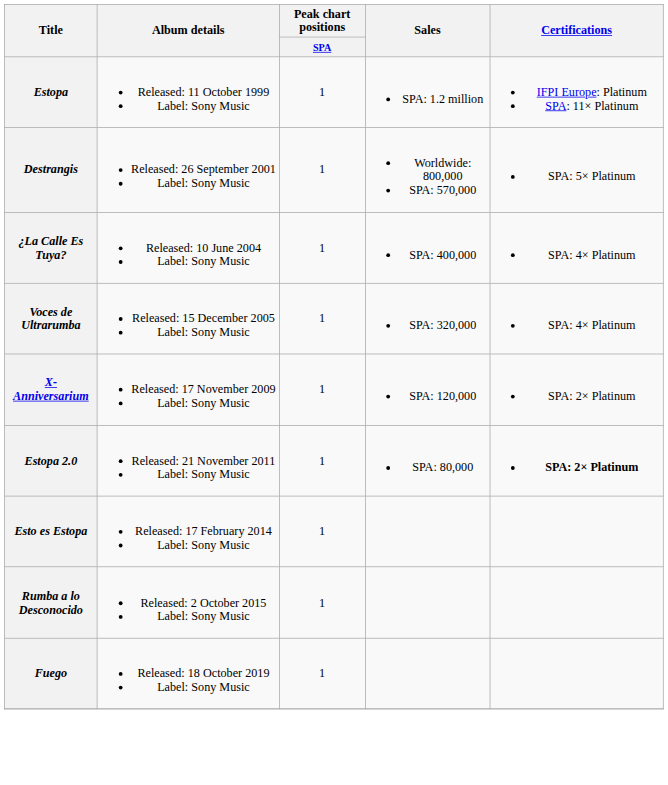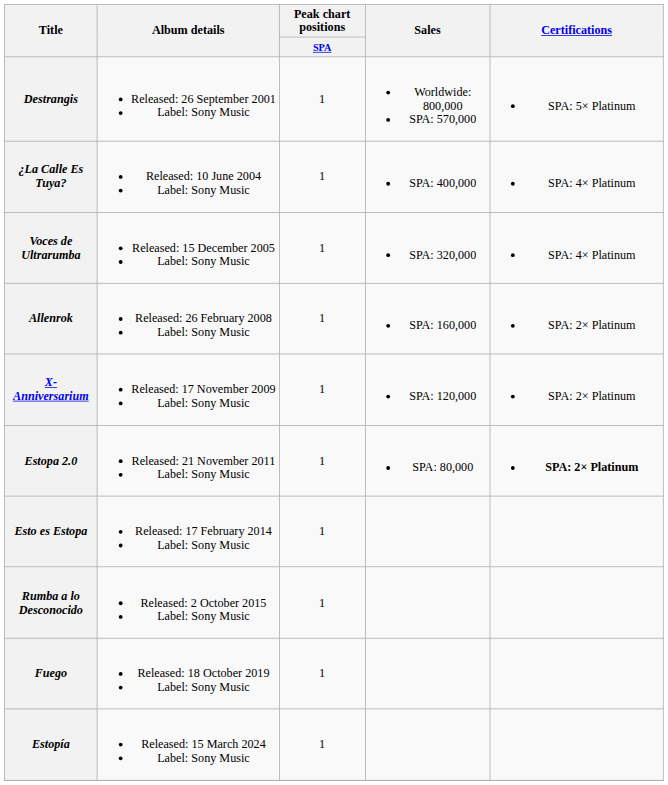- row: (51, 92)
+ row: (51, 318)
+ row: (51, 744)
